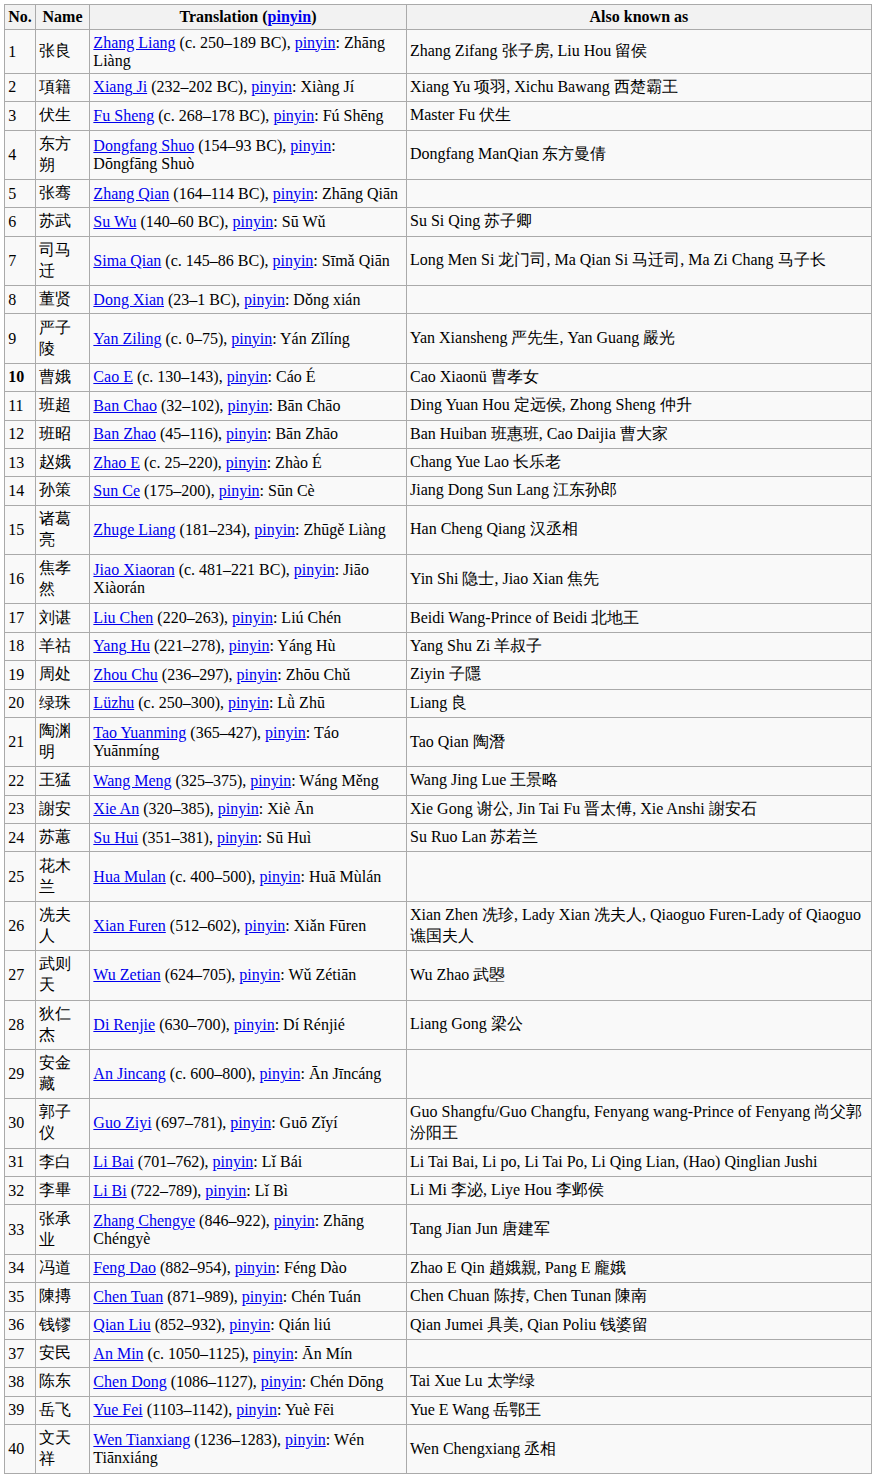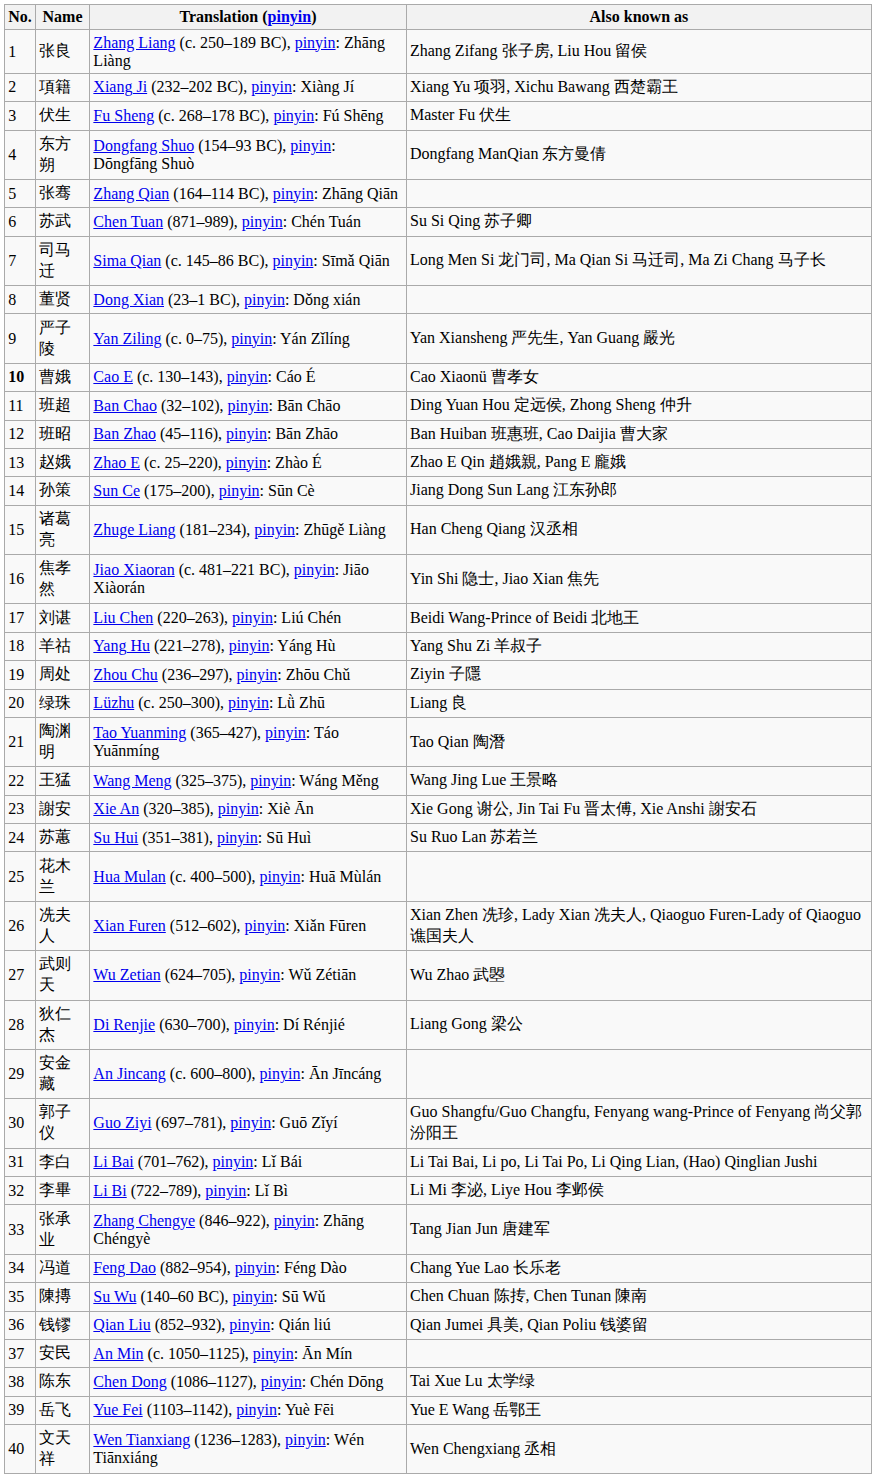(209, 221) Su Wu (140–60 BC), pinyin: Sū Wǔ -> (227, 221) Chen Tuan (871–989), pinyin: Chén Tuán
(485, 462) Chang Yue Lao 长乐老 -> (518, 462) Zhao E Qin 趙娥親, Pang E 龐娥
(518, 1267) Zhao E Qin 趙娥親, Pang E 龐娥 -> (485, 1267) Chang Yue Lao 长乐老
(227, 1296) Chen Tuan (871–989), pinyin: Chén Tuán -> (209, 1296) Su Wu (140–60 BC), pinyin: Sū Wǔ
